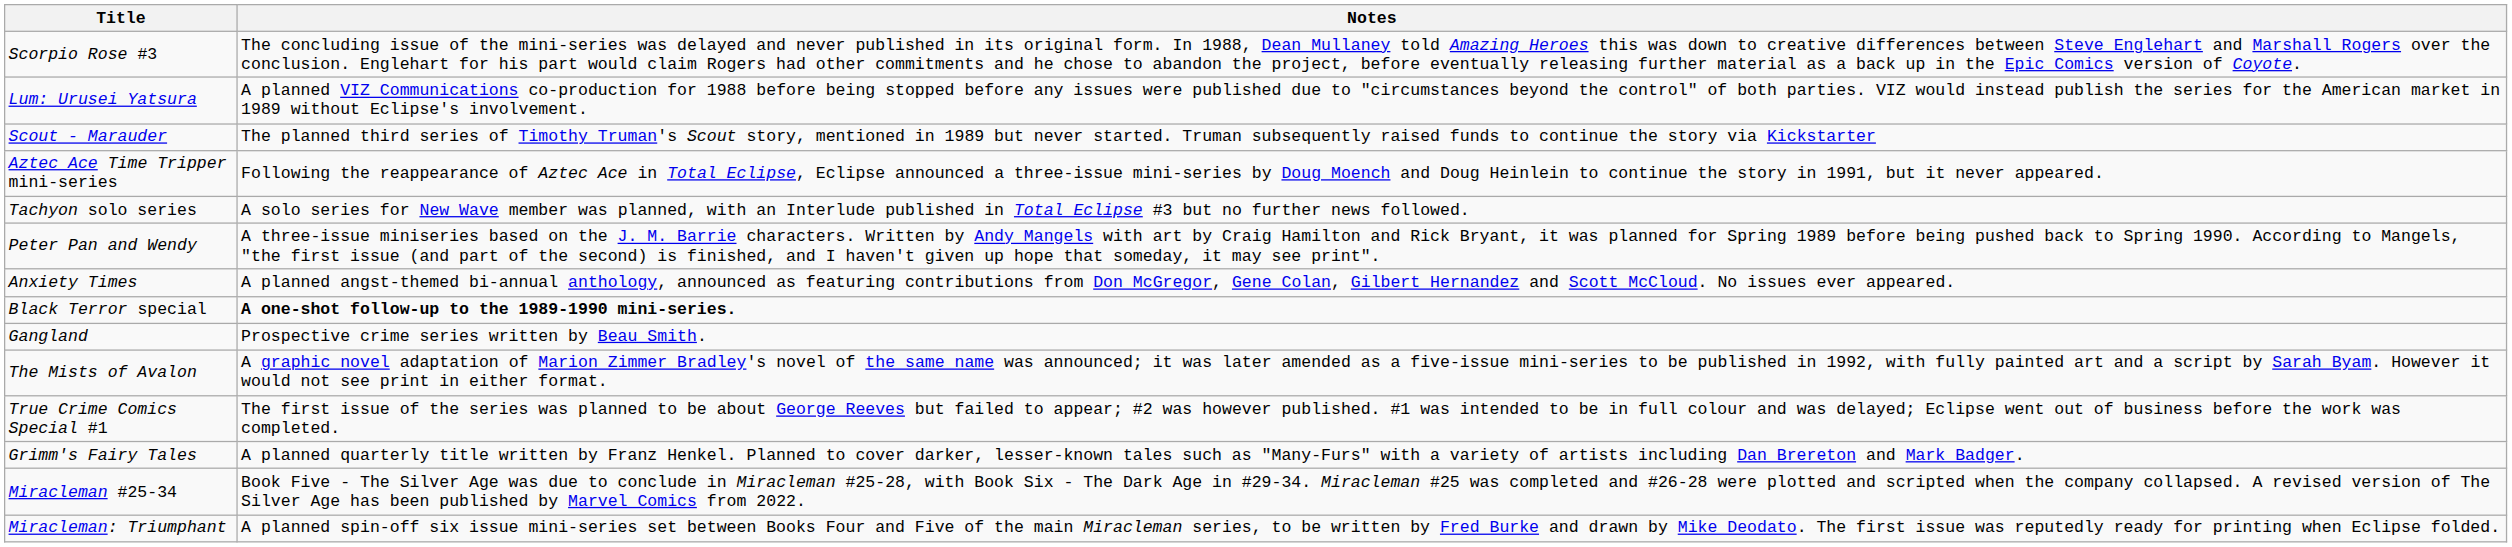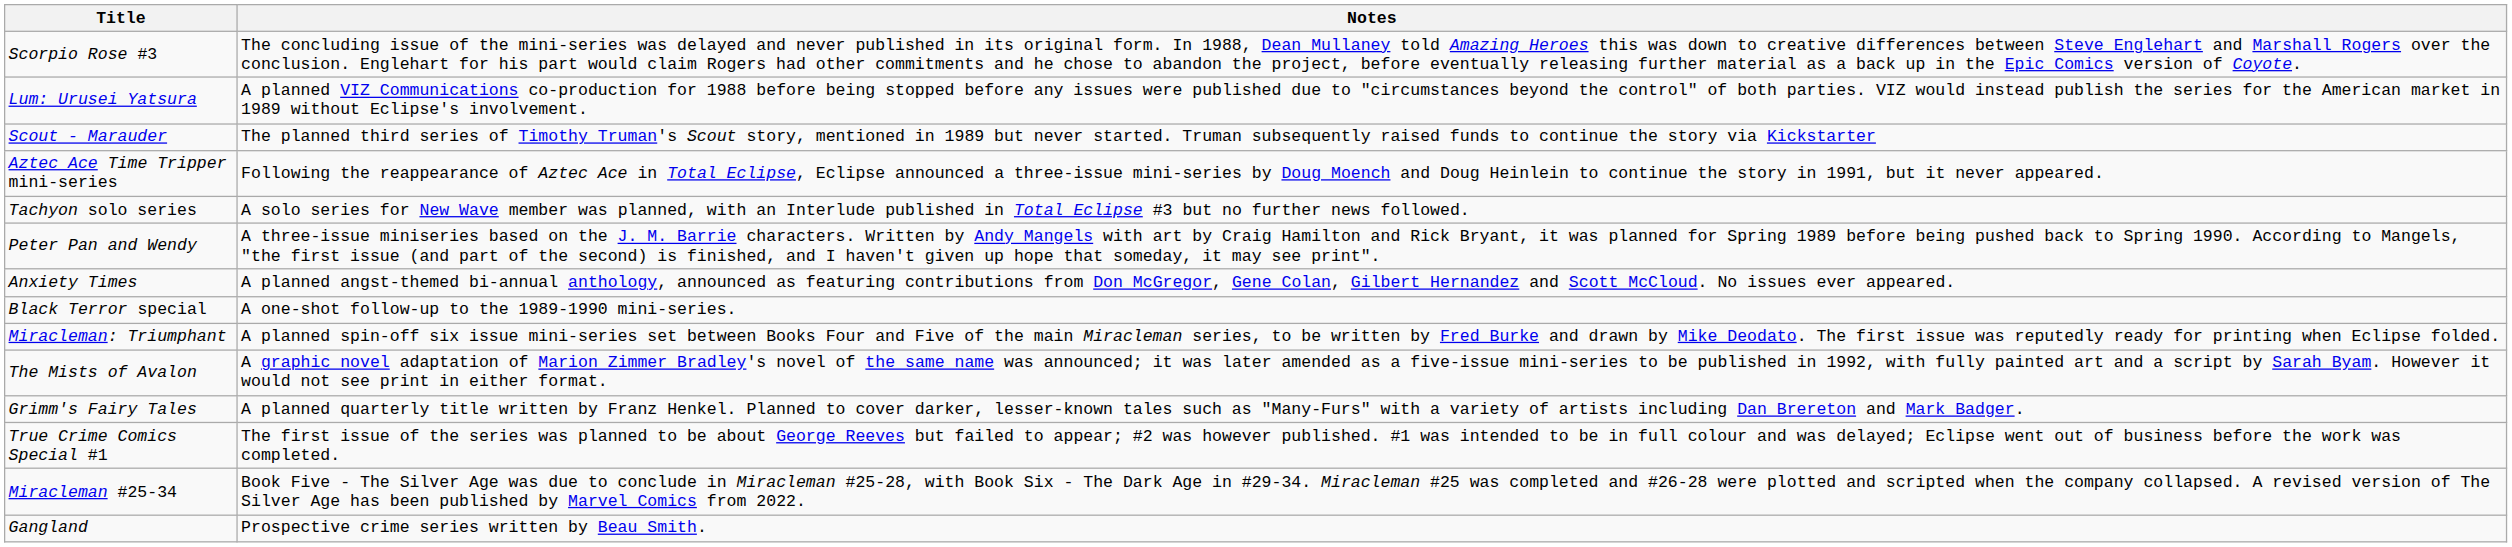(489, 310) bold -> (489, 310) normal
rows swapped: (48, 336) <-> (118, 528)
rows swapped: (103, 455) <-> (93, 419)
